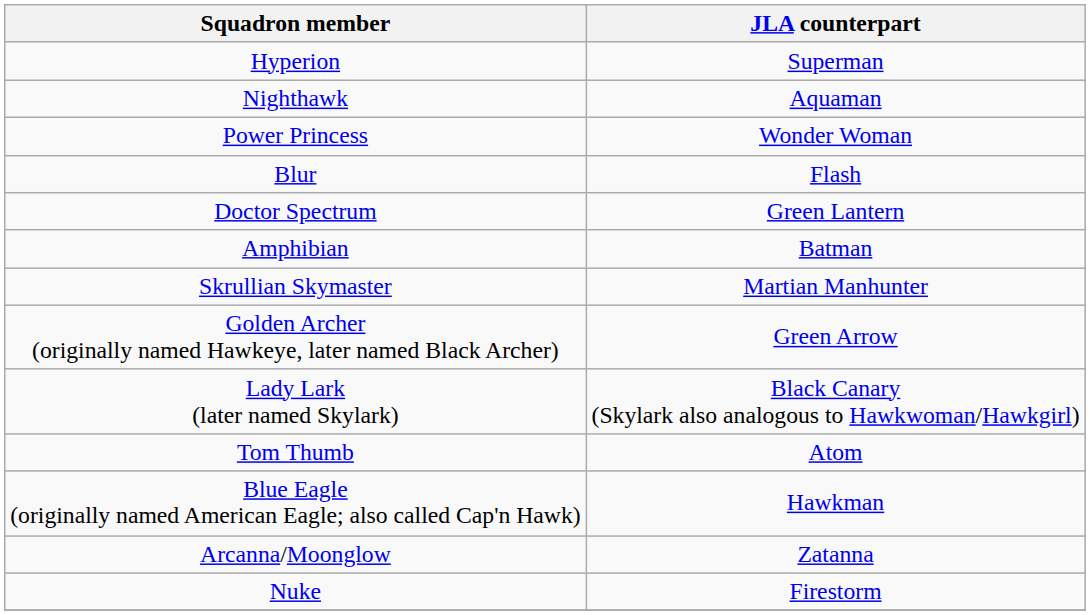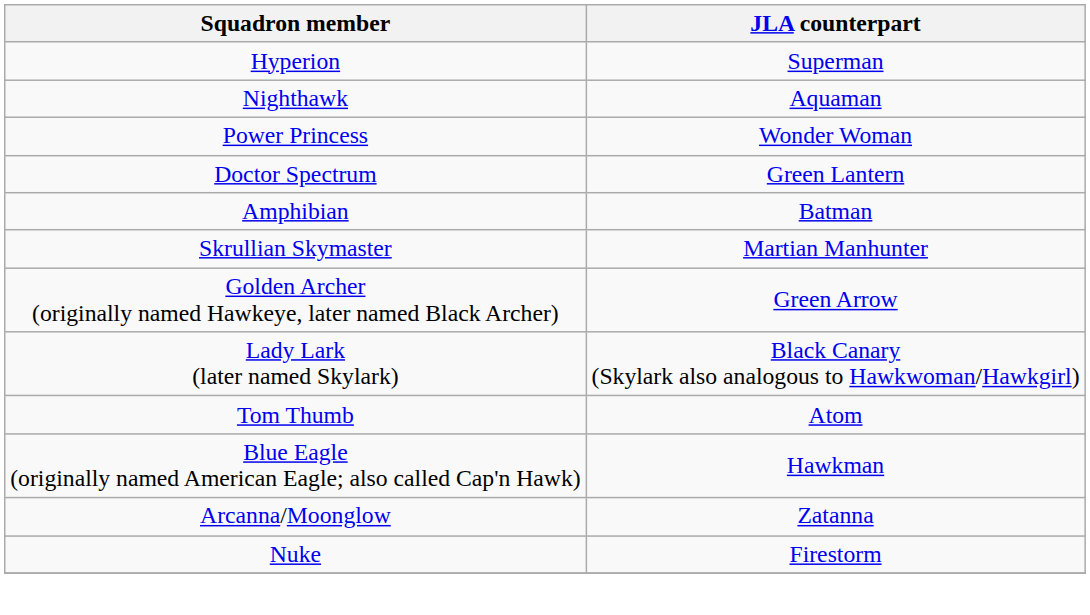- row: (295, 173)
